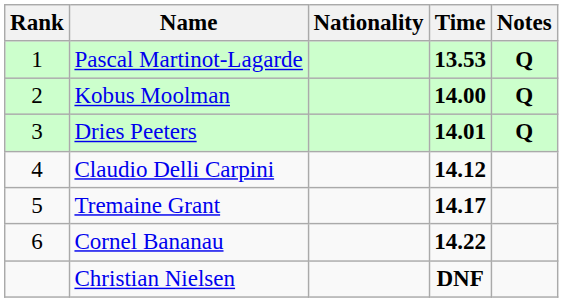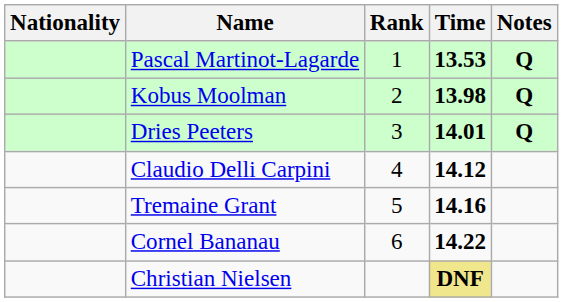columns swapped: (37, 22) <-> (369, 22)
(460, 95) 14.00 -> (460, 95) 13.98
(460, 205) 14.17 -> (460, 205) 14.16
(460, 278) no background -> (460, 278) khaki background
